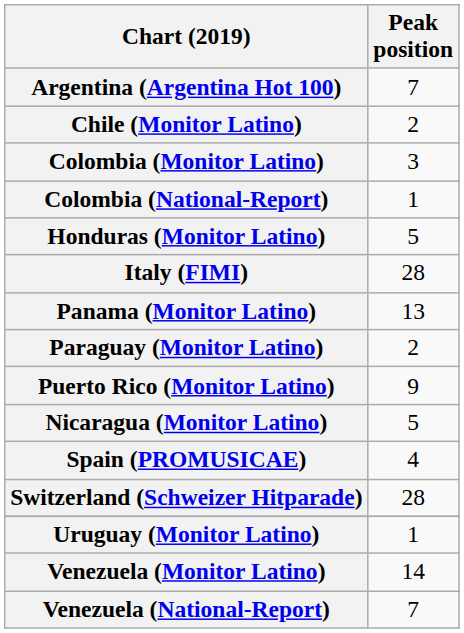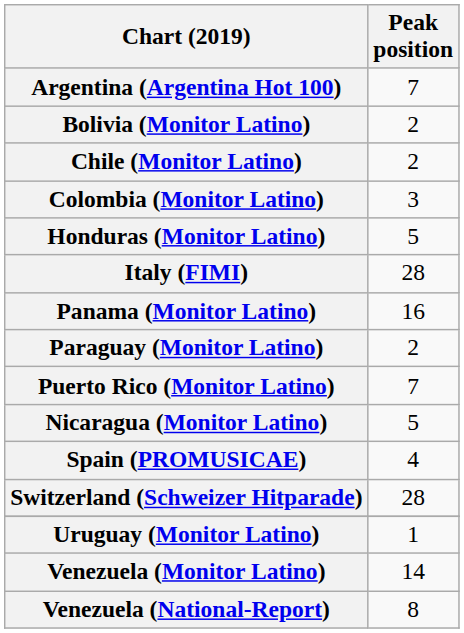+ row: (186, 124)
- row: (186, 198)
(413, 310) 13 -> (413, 310) 16
(413, 385) 9 -> (413, 385) 7
(413, 609) 7 -> (413, 609) 8
